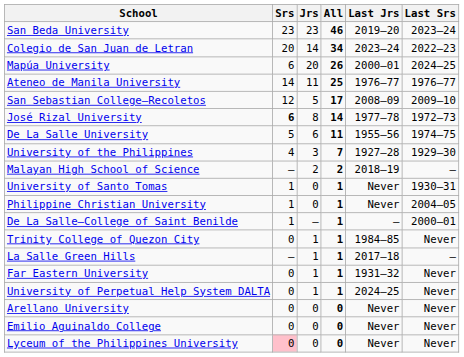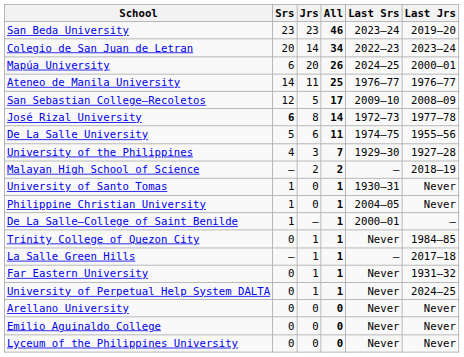columns swapped: (430, 13) <-> (374, 13)
(291, 343) pink background -> (291, 343) no background
